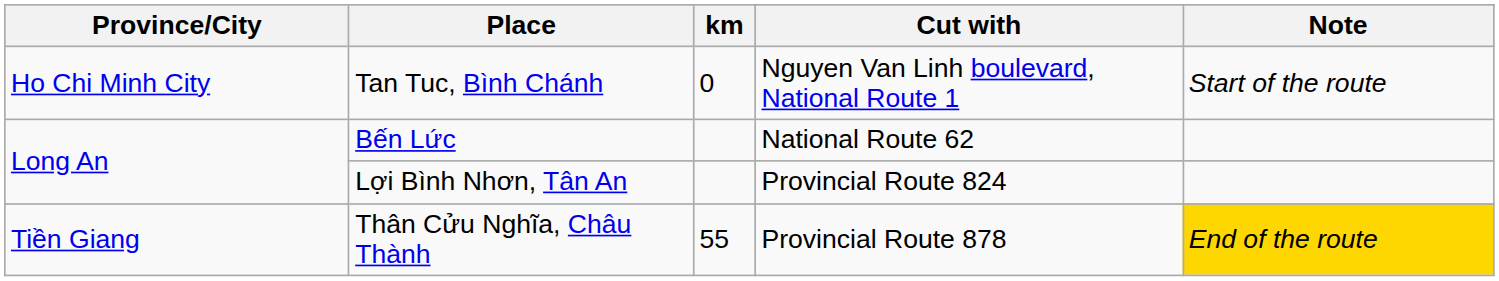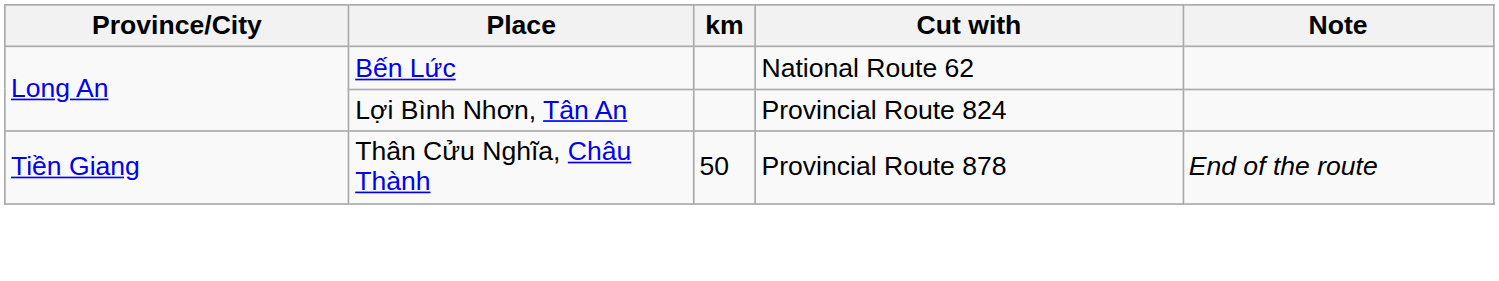- row: (479, 82)
(714, 238) 55 -> (714, 166) 50
(1283, 238) gold background -> (1283, 166) no background
